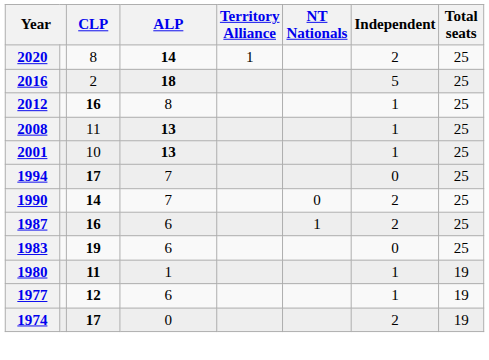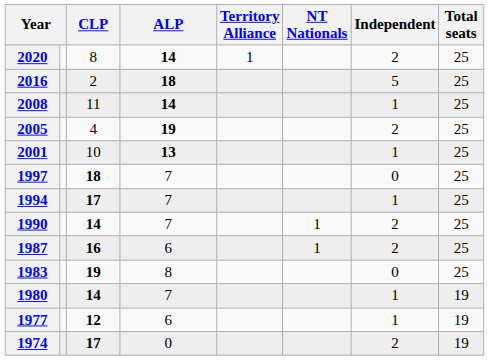- row: (32, 104)
(168, 128) 13 -> (168, 104) 14
+ row: (32, 128)
+ row: (32, 176)
(395, 176) 0 -> (395, 200) 1
(317, 200) 0 -> (317, 224) 1
(168, 248) 6 -> (168, 271) 8
(93, 271) 11 -> (93, 295) 14
(168, 271) 1 -> (168, 295) 7
